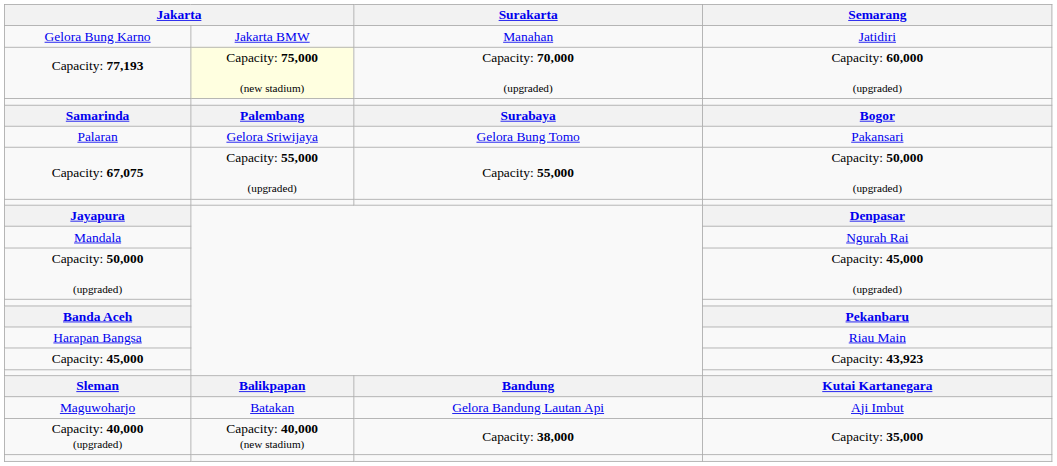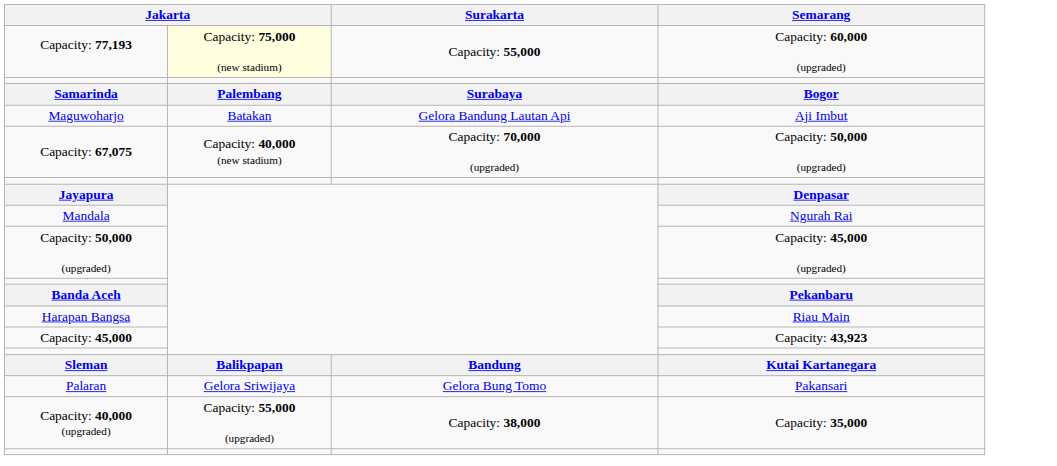- row: (98, 36)
(528, 72) Capacity: 70,000 (upgraded) -> (494, 51) Capacity: 55,000
rows swapped: (98, 136) <-> (98, 407)
(272, 173) Capacity: 55,000 (upgraded) -> (249, 151) Capacity: 40,000 (new stadium)
(528, 173) Capacity: 55,000 -> (494, 151) Capacity: 70,000 (upgraded)
(272, 436) Capacity: 40,000 (new stadium) -> (249, 422) Capacity: 55,000 (upgraded)
